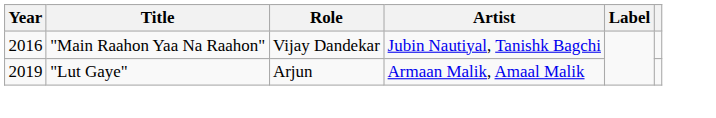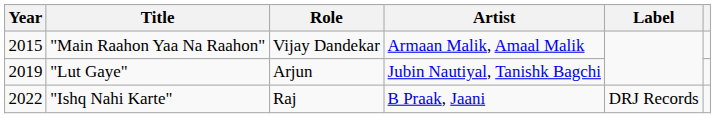(25, 44) 2016 -> (25, 44) 2015
(494, 44) Jubin Nautiyal, Tanishk Bagchi -> (486, 44) Armaan Malik, Amaal Malik
(486, 71) Armaan Malik, Amaal Malik -> (494, 71) Jubin Nautiyal, Tanishk Bagchi
+ row: (111, 98)
